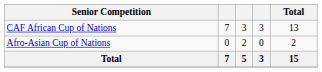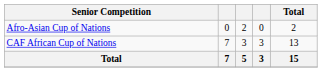rows swapped: (61, 28) <-> (58, 44)
